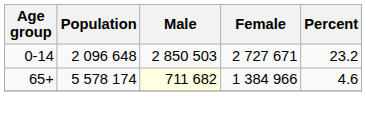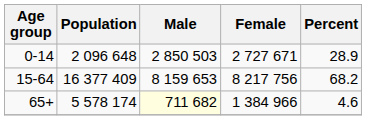(344, 56) 23.2 -> (344, 56) 28.9
+ row: (35, 79)
